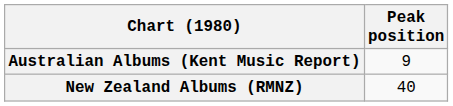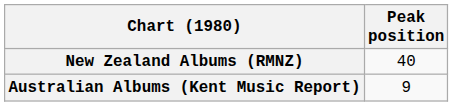rows swapped: (184, 62) <-> (184, 88)
